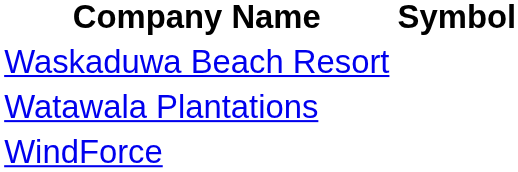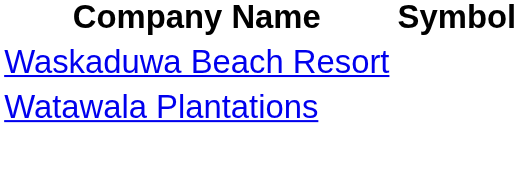- row: (83, 152)
